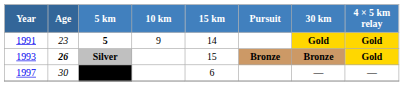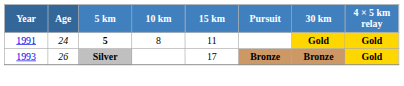(63, 40) 23 -> (63, 40) 24
(159, 40) 9 -> (159, 40) 8
(212, 40) 14 -> (212, 40) 11
(63, 57) bold -> (63, 57) normal
(212, 57) 15 -> (212, 57) 17
- row: (26, 73)
